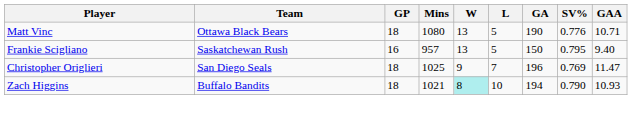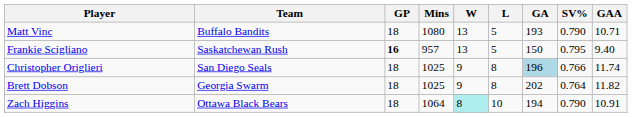(243, 31) Ottawa Black Bears -> (233, 31) Buffalo Bandits
(534, 31) 190 -> (534, 31) 193
(573, 31) 0.776 -> (573, 31) 0.790
(393, 49) normal -> (393, 49) bold
(494, 67) 7 -> (494, 67) 8
(534, 67) no background -> (534, 67) lightblue background
(573, 67) 0.769 -> (573, 67) 0.766
(607, 67) 11.47 -> (607, 67) 11.74
+ row: (37, 85)
(233, 85) Buffalo Bandits -> (243, 103) Ottawa Black Bears
(433, 85) 1021 -> (433, 103) 1064
(607, 85) 10.93 -> (607, 103) 10.91
